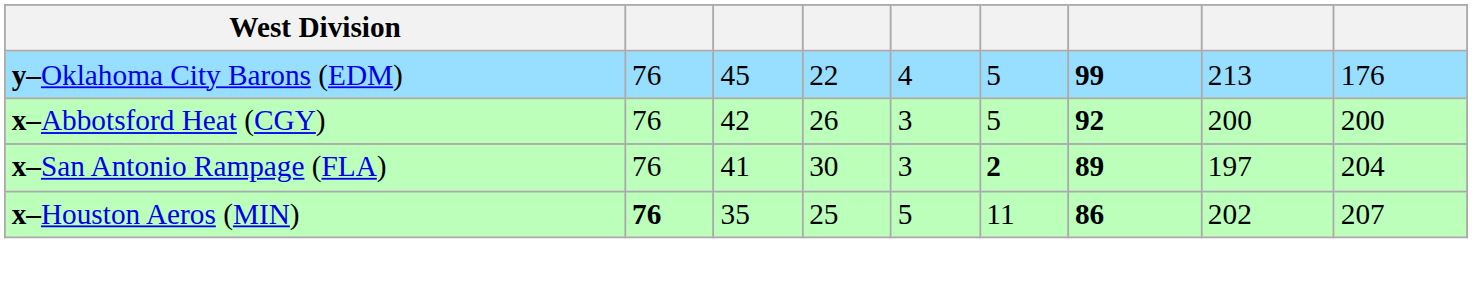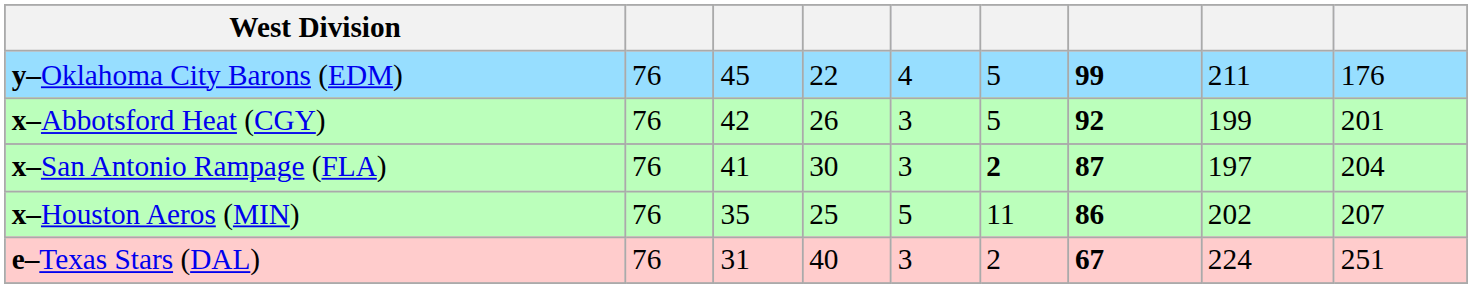(1230, 74) 213 -> (1229, 74) 211
(1230, 120) 200 -> (1230, 120) 199
(1363, 120) 200 -> (1363, 120) 201
(1090, 167) 89 -> (1090, 167) 87
(647, 213) bold -> (647, 213) normal
+ row: (136, 259)
